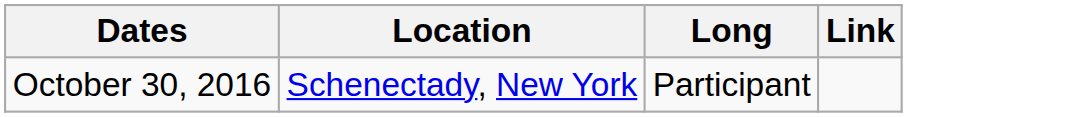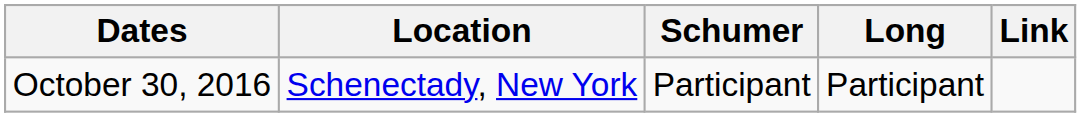+ column: (732, 31)
